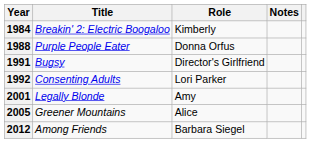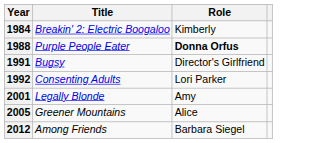- column: (284, 12)
(205, 46) normal -> (207, 46) bold
